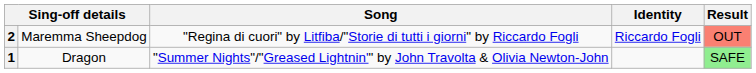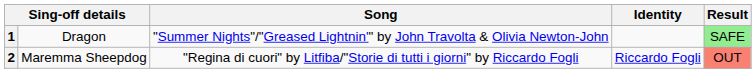rows swapped: (11, 57) <-> (11, 36)
